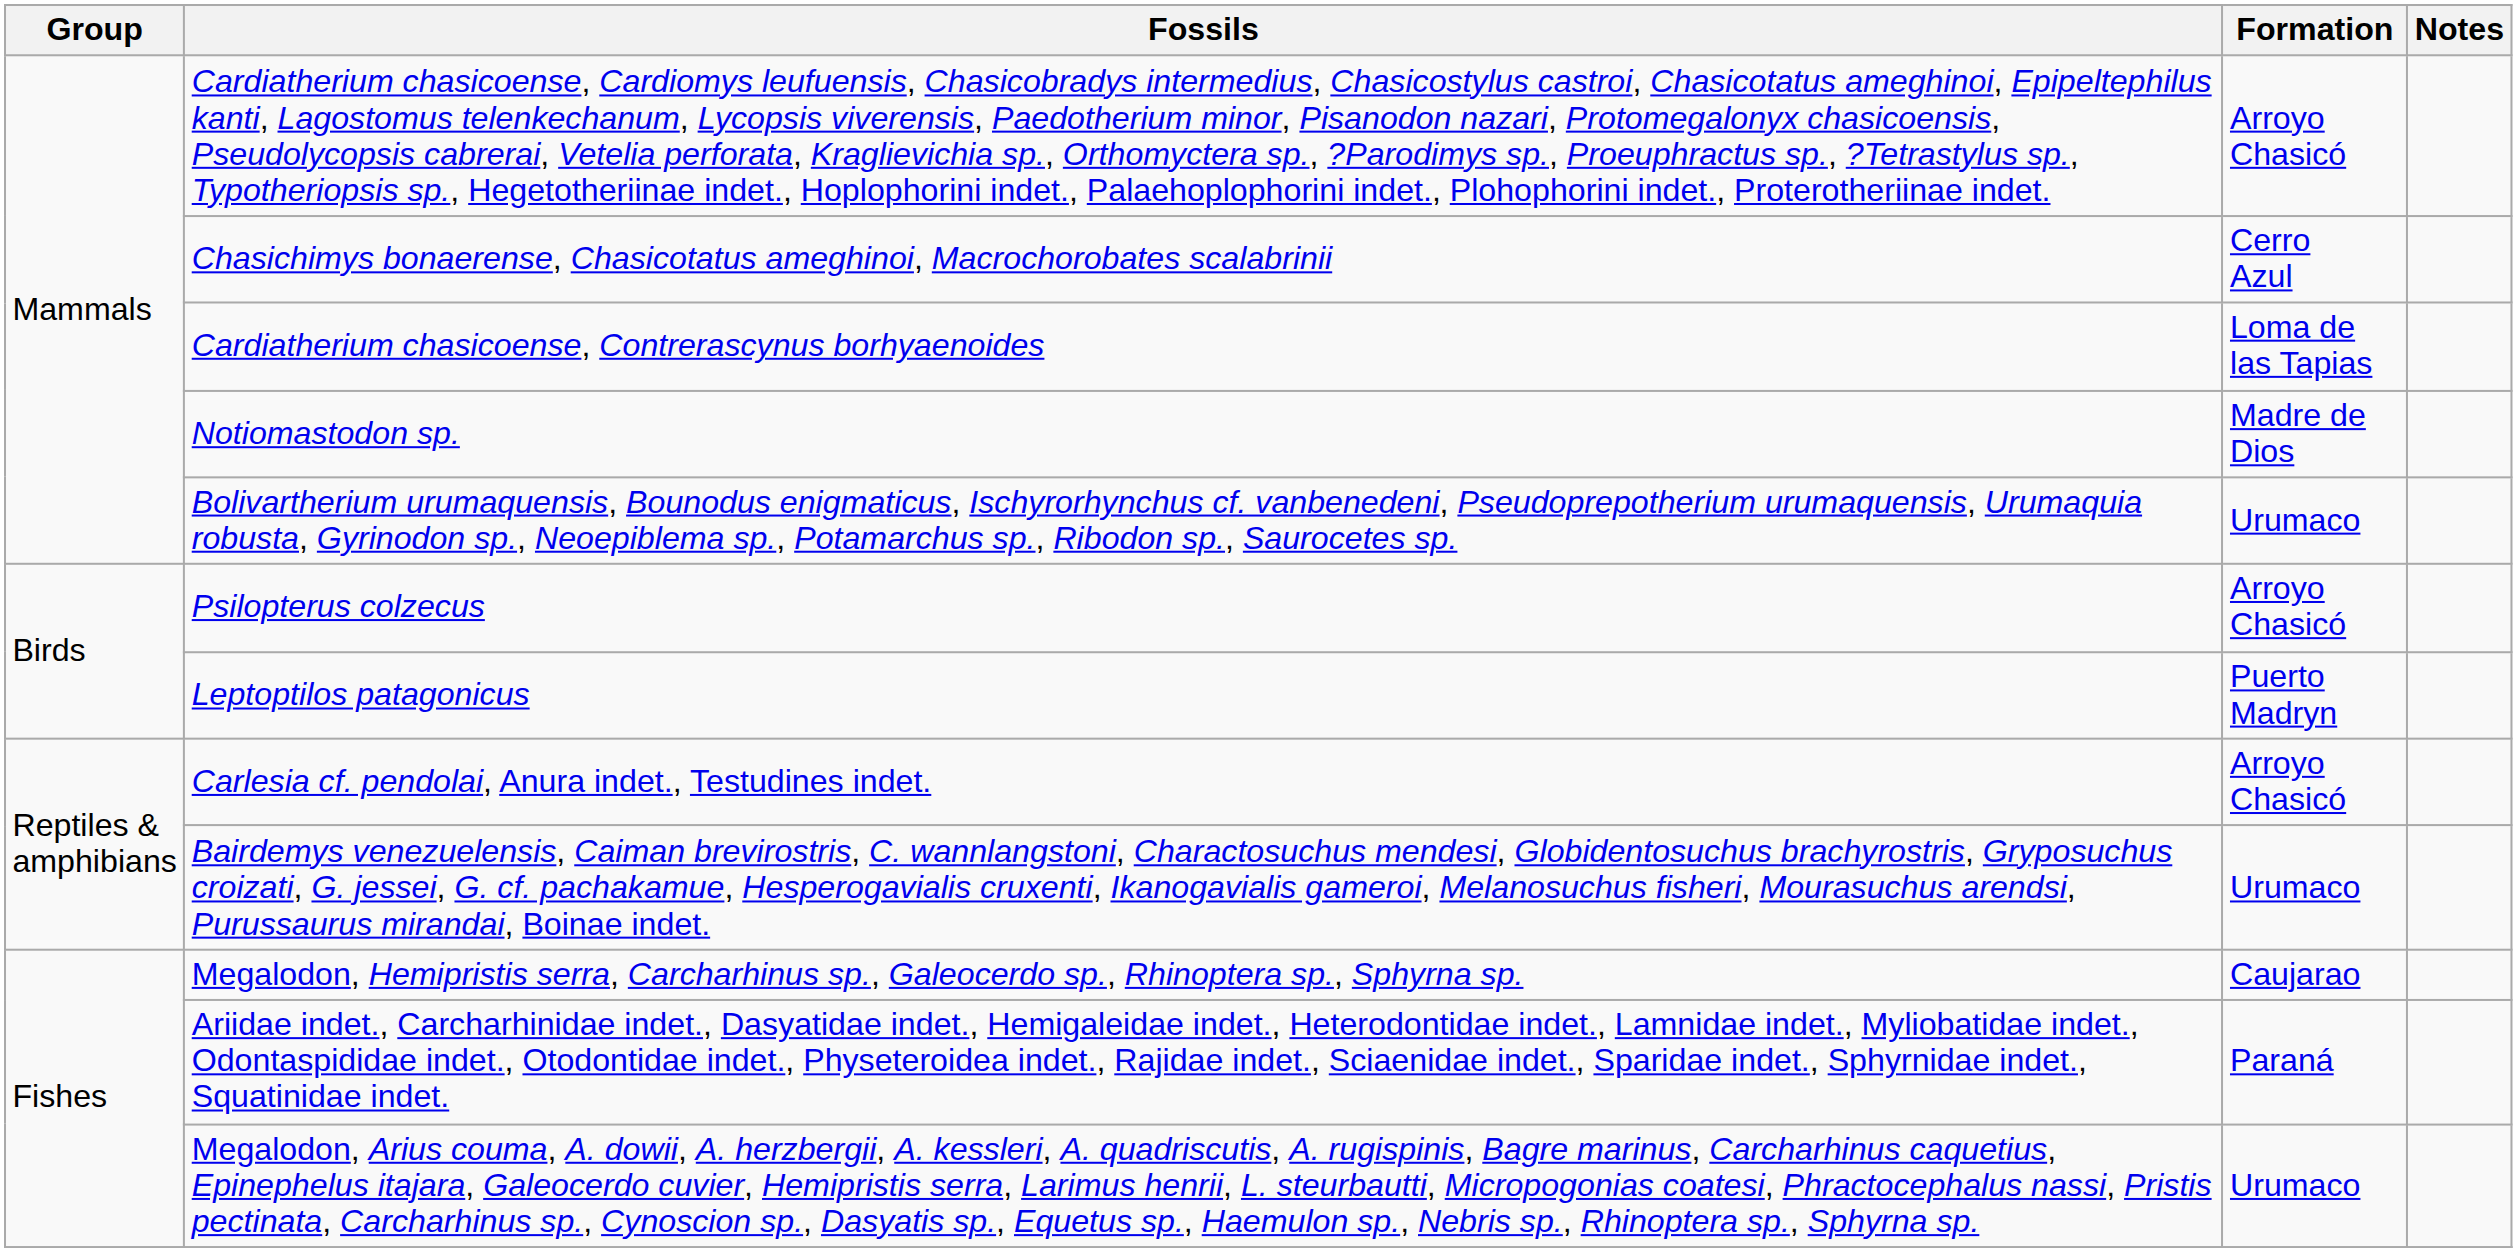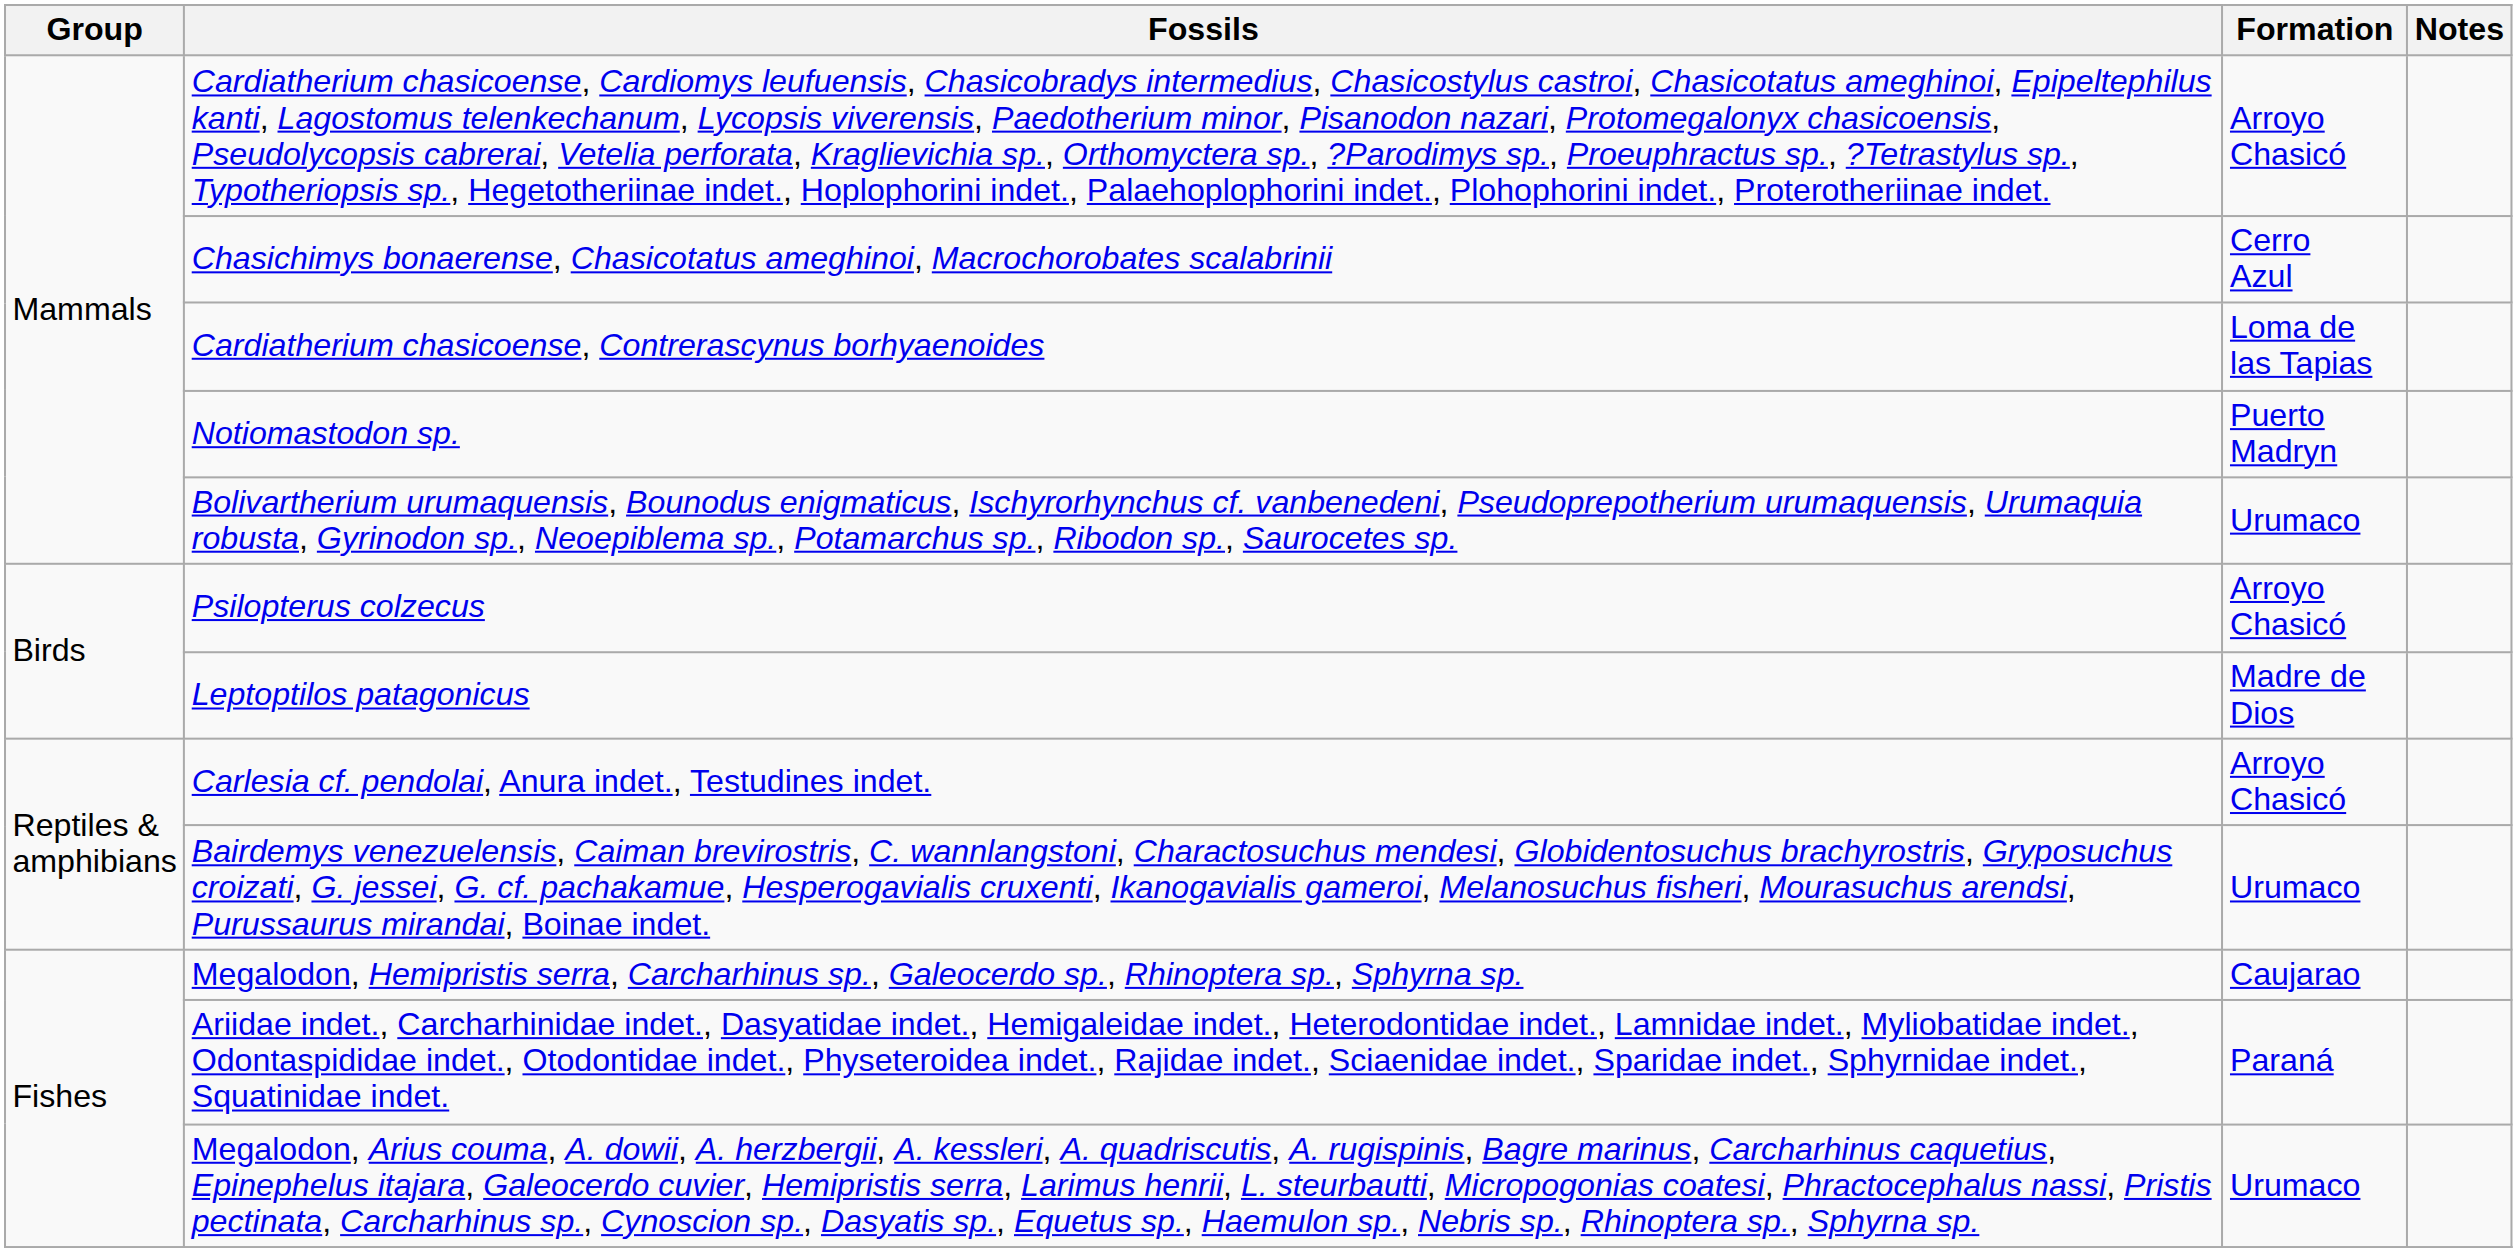(2298, 433) Madre de Dios -> (2284, 433) Puerto Madryn
(2284, 694) Puerto Madryn -> (2298, 694) Madre de Dios
